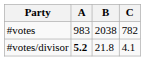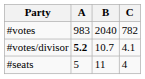(106, 30) 2038 -> (106, 30) 2040
(104, 47) 21.8 -> (104, 47) 10.7
+ row: (20, 64)
